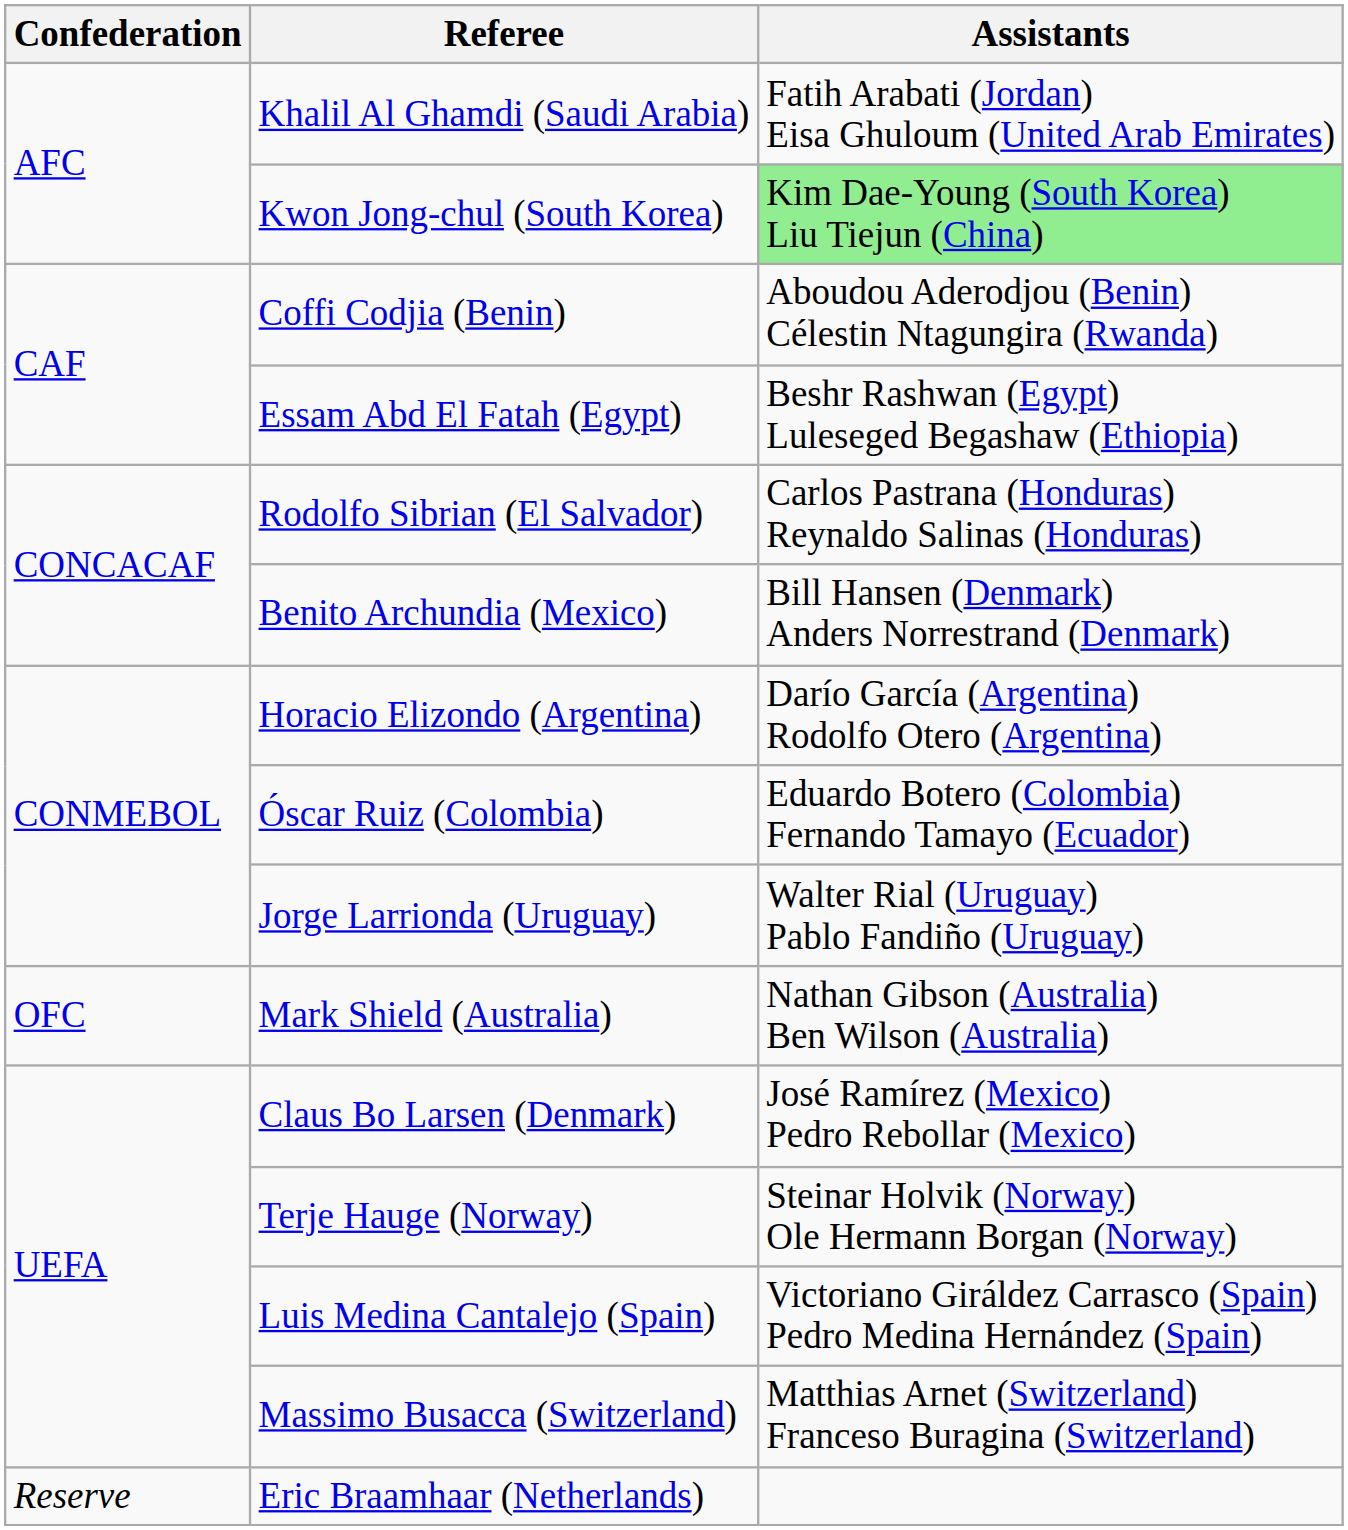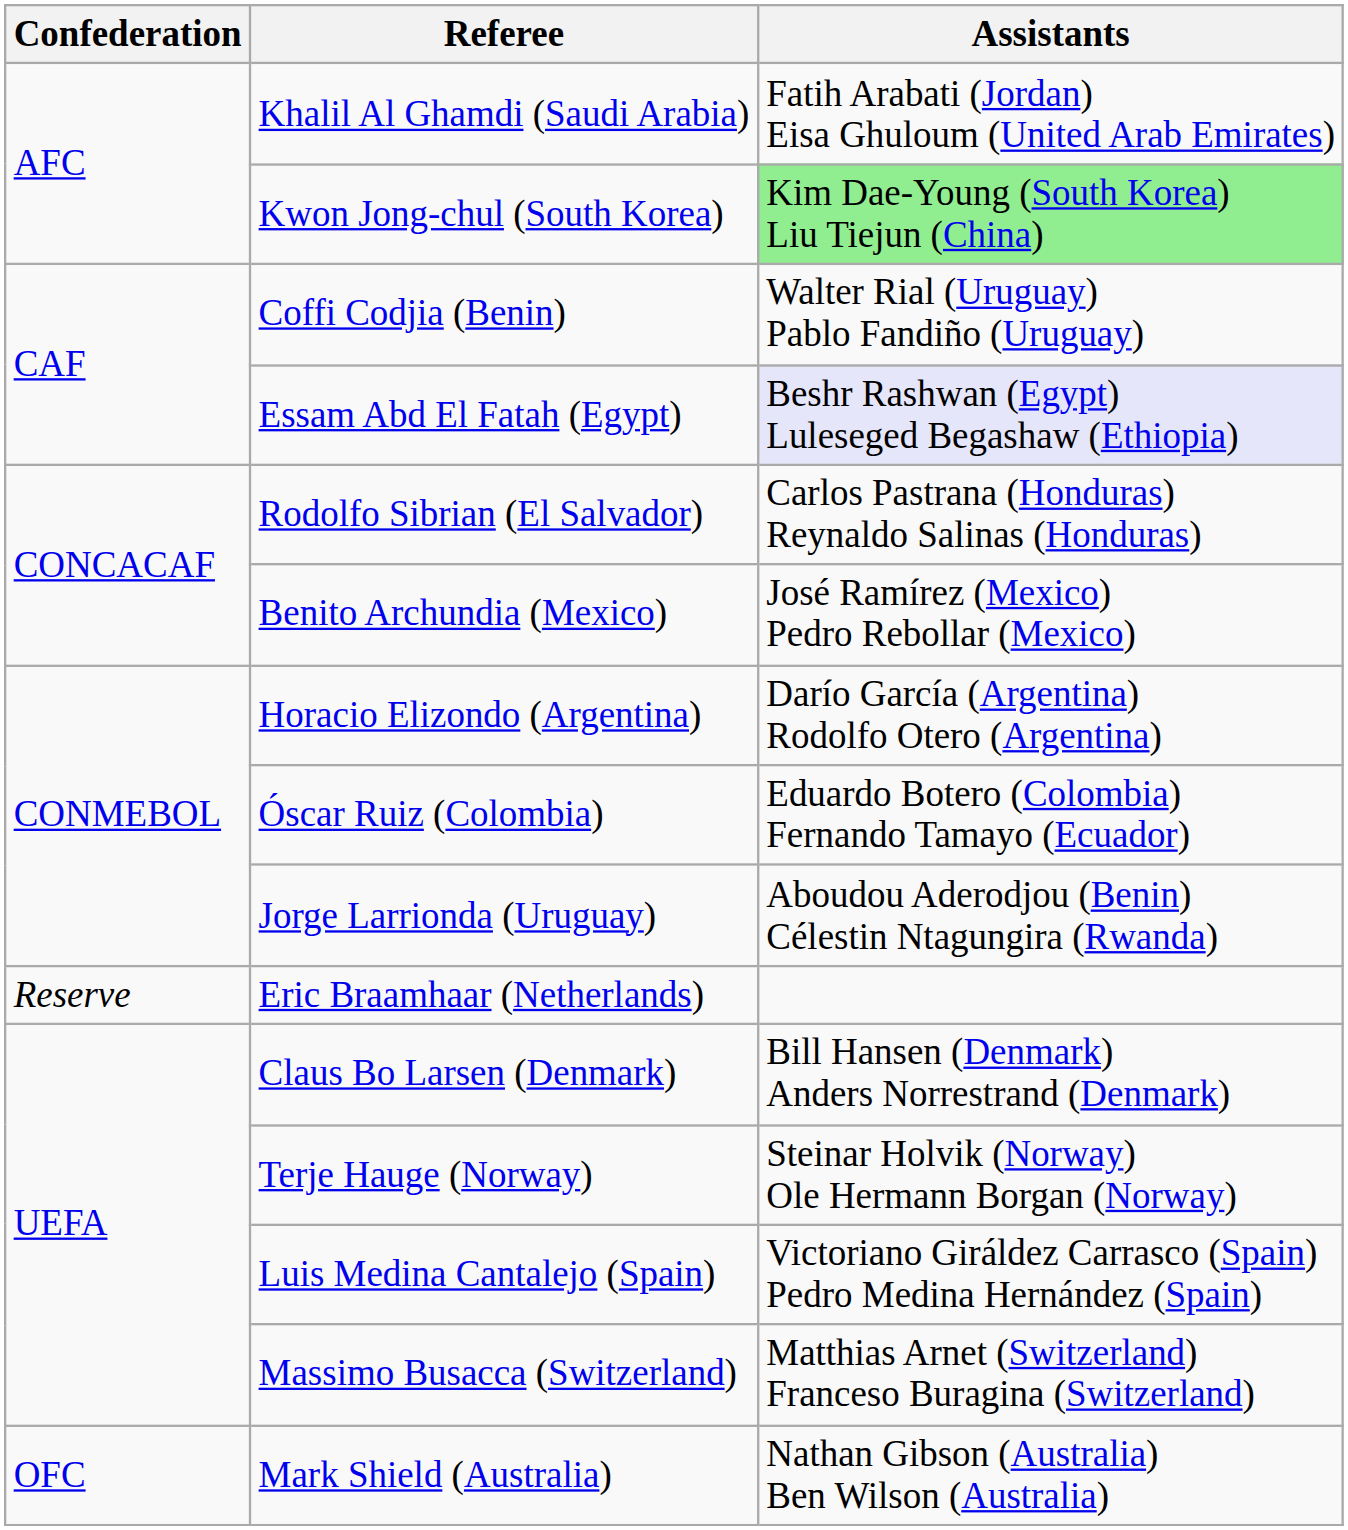(992, 313) Aboudou Aderodjou (Benin) Célestin Ntagungira (Rwanda) -> (955, 313) Walter Rial (Uruguay) Pablo Fandiño (Uruguay)
(1002, 413) no background -> (1002, 413) lavender background
(998, 614) Bill Hansen (Denmark) Anders Norrestrand (Denmark) -> (951, 614) José Ramírez (Mexico) Pedro Rebollar (Mexico)
(955, 914) Walter Rial (Uruguay) Pablo Fandiño (Uruguay) -> (992, 914) Aboudou Aderodjou (Benin) Célestin Ntagungira (Rwanda)
rows swapped: (435, 1014) <-> (481, 1495)
(951, 1115) José Ramírez (Mexico) Pedro Rebollar (Mexico) -> (998, 1073) Bill Hansen (Denmark) Anders Norrestrand (Denmark)
